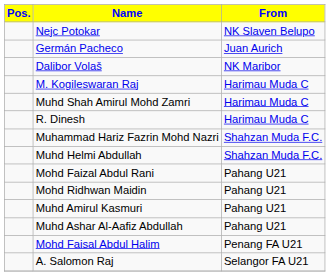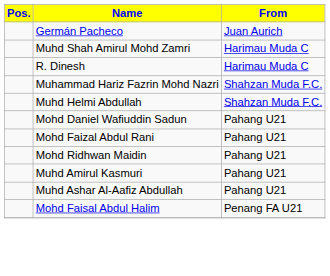- row: (68, 31)
- row: (69, 66)
- row: (87, 84)
+ row: (111, 119)
- row: (75, 262)
